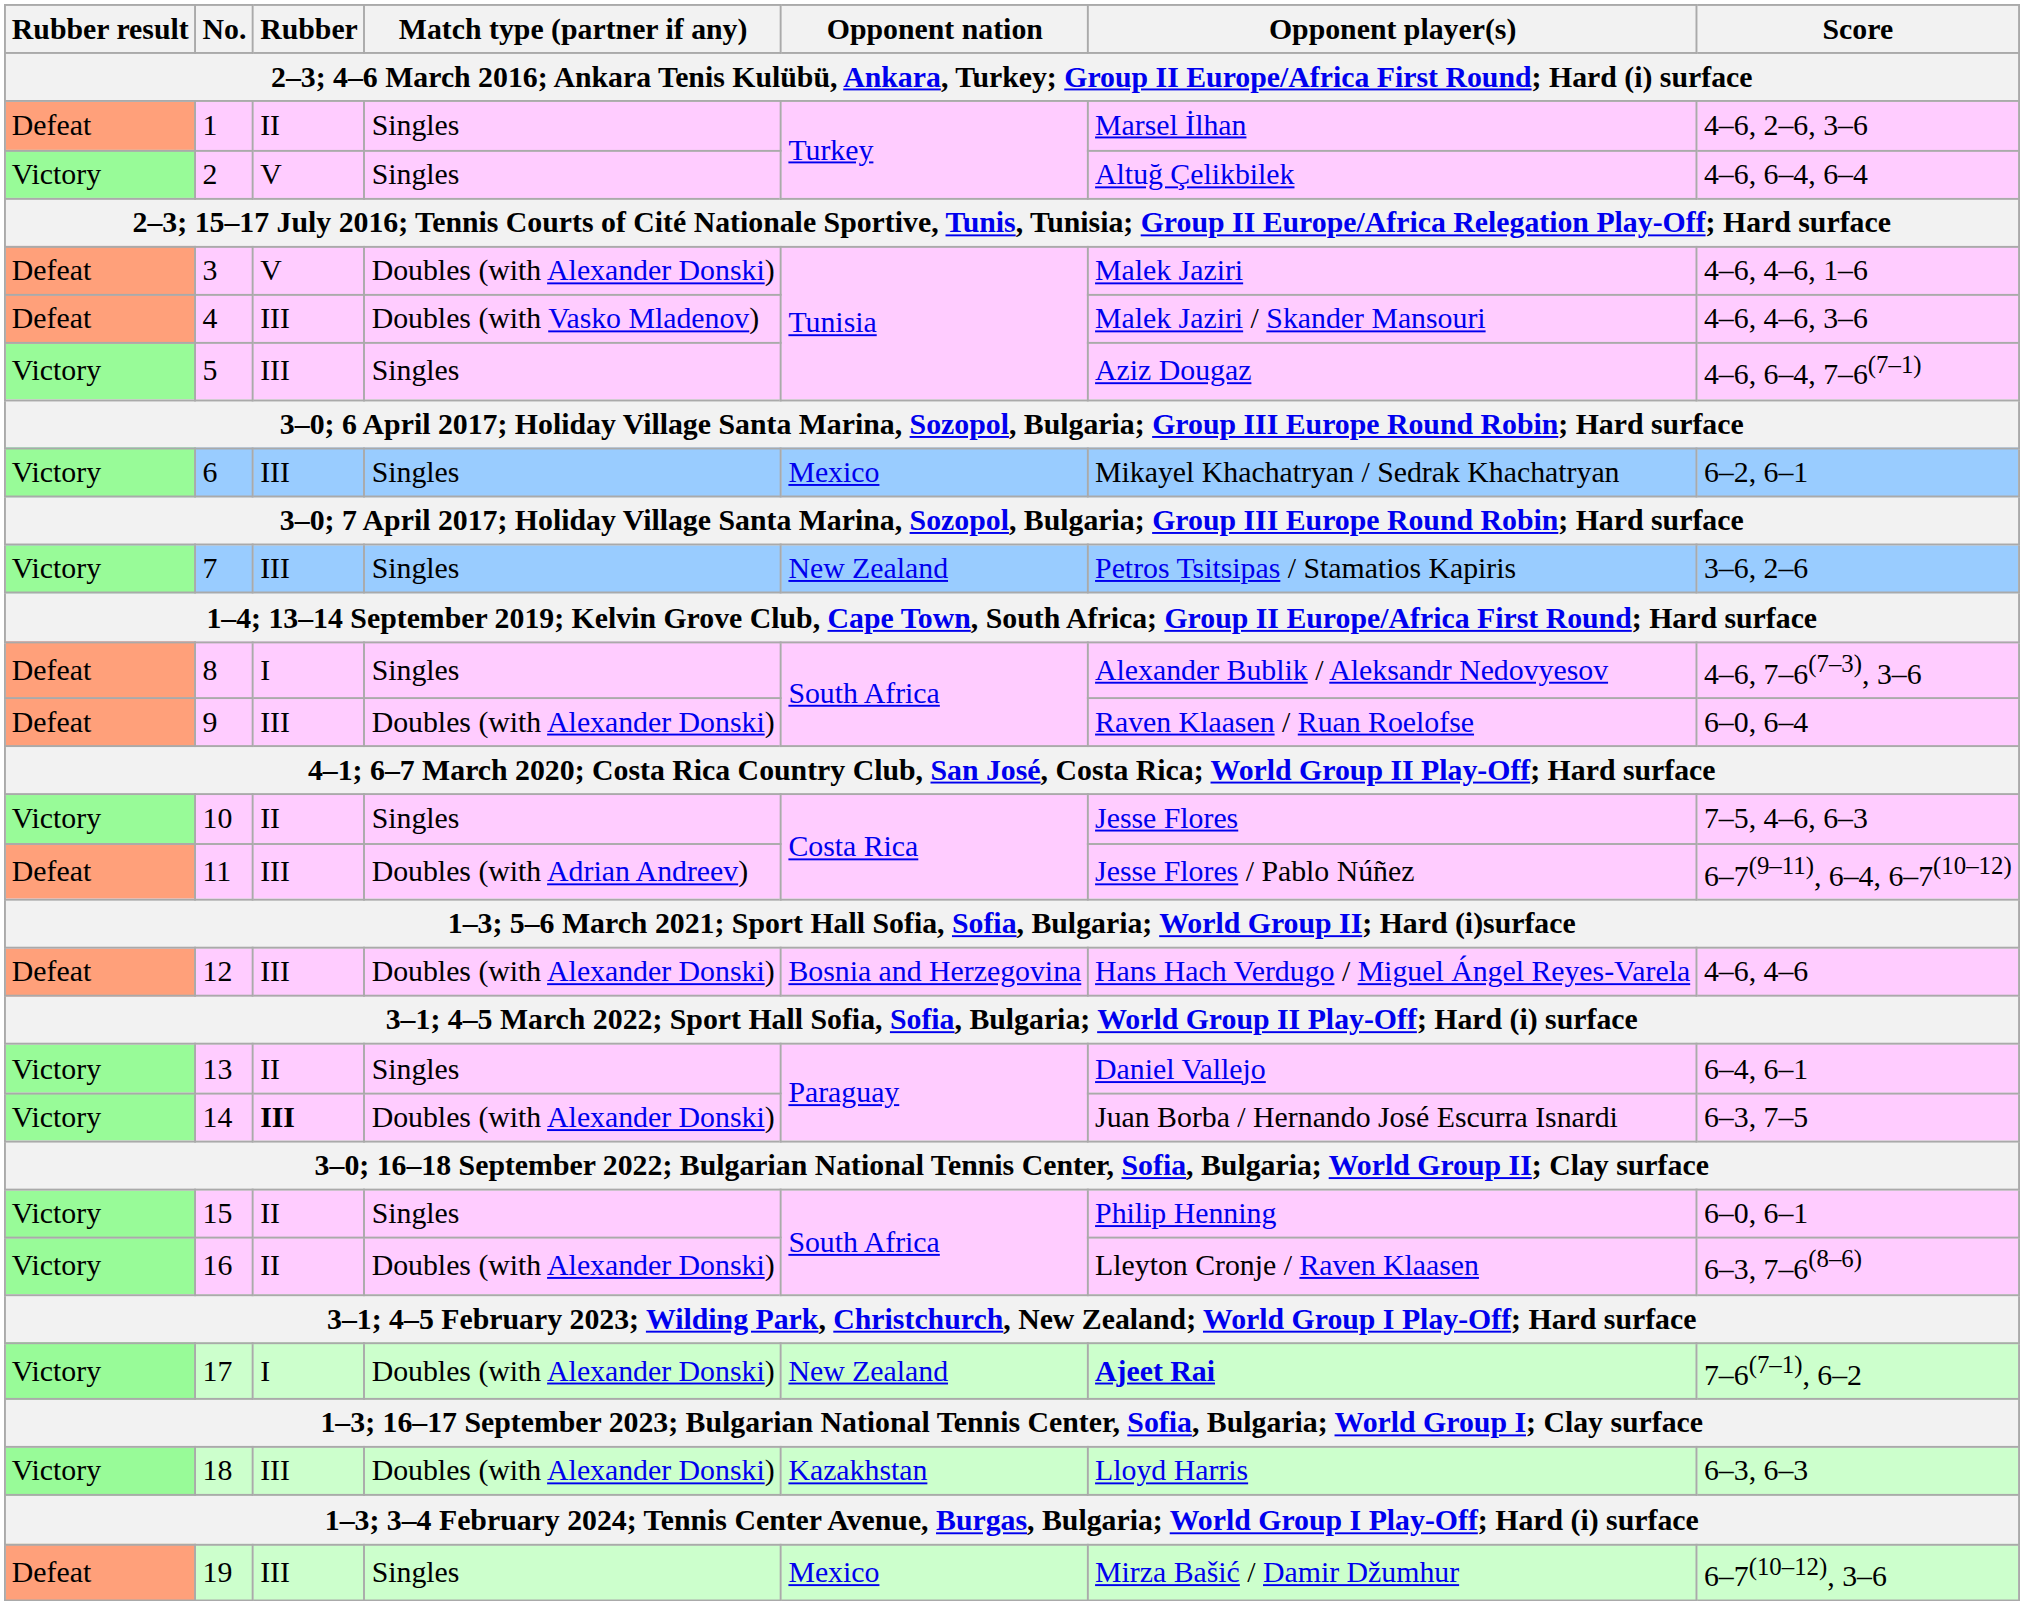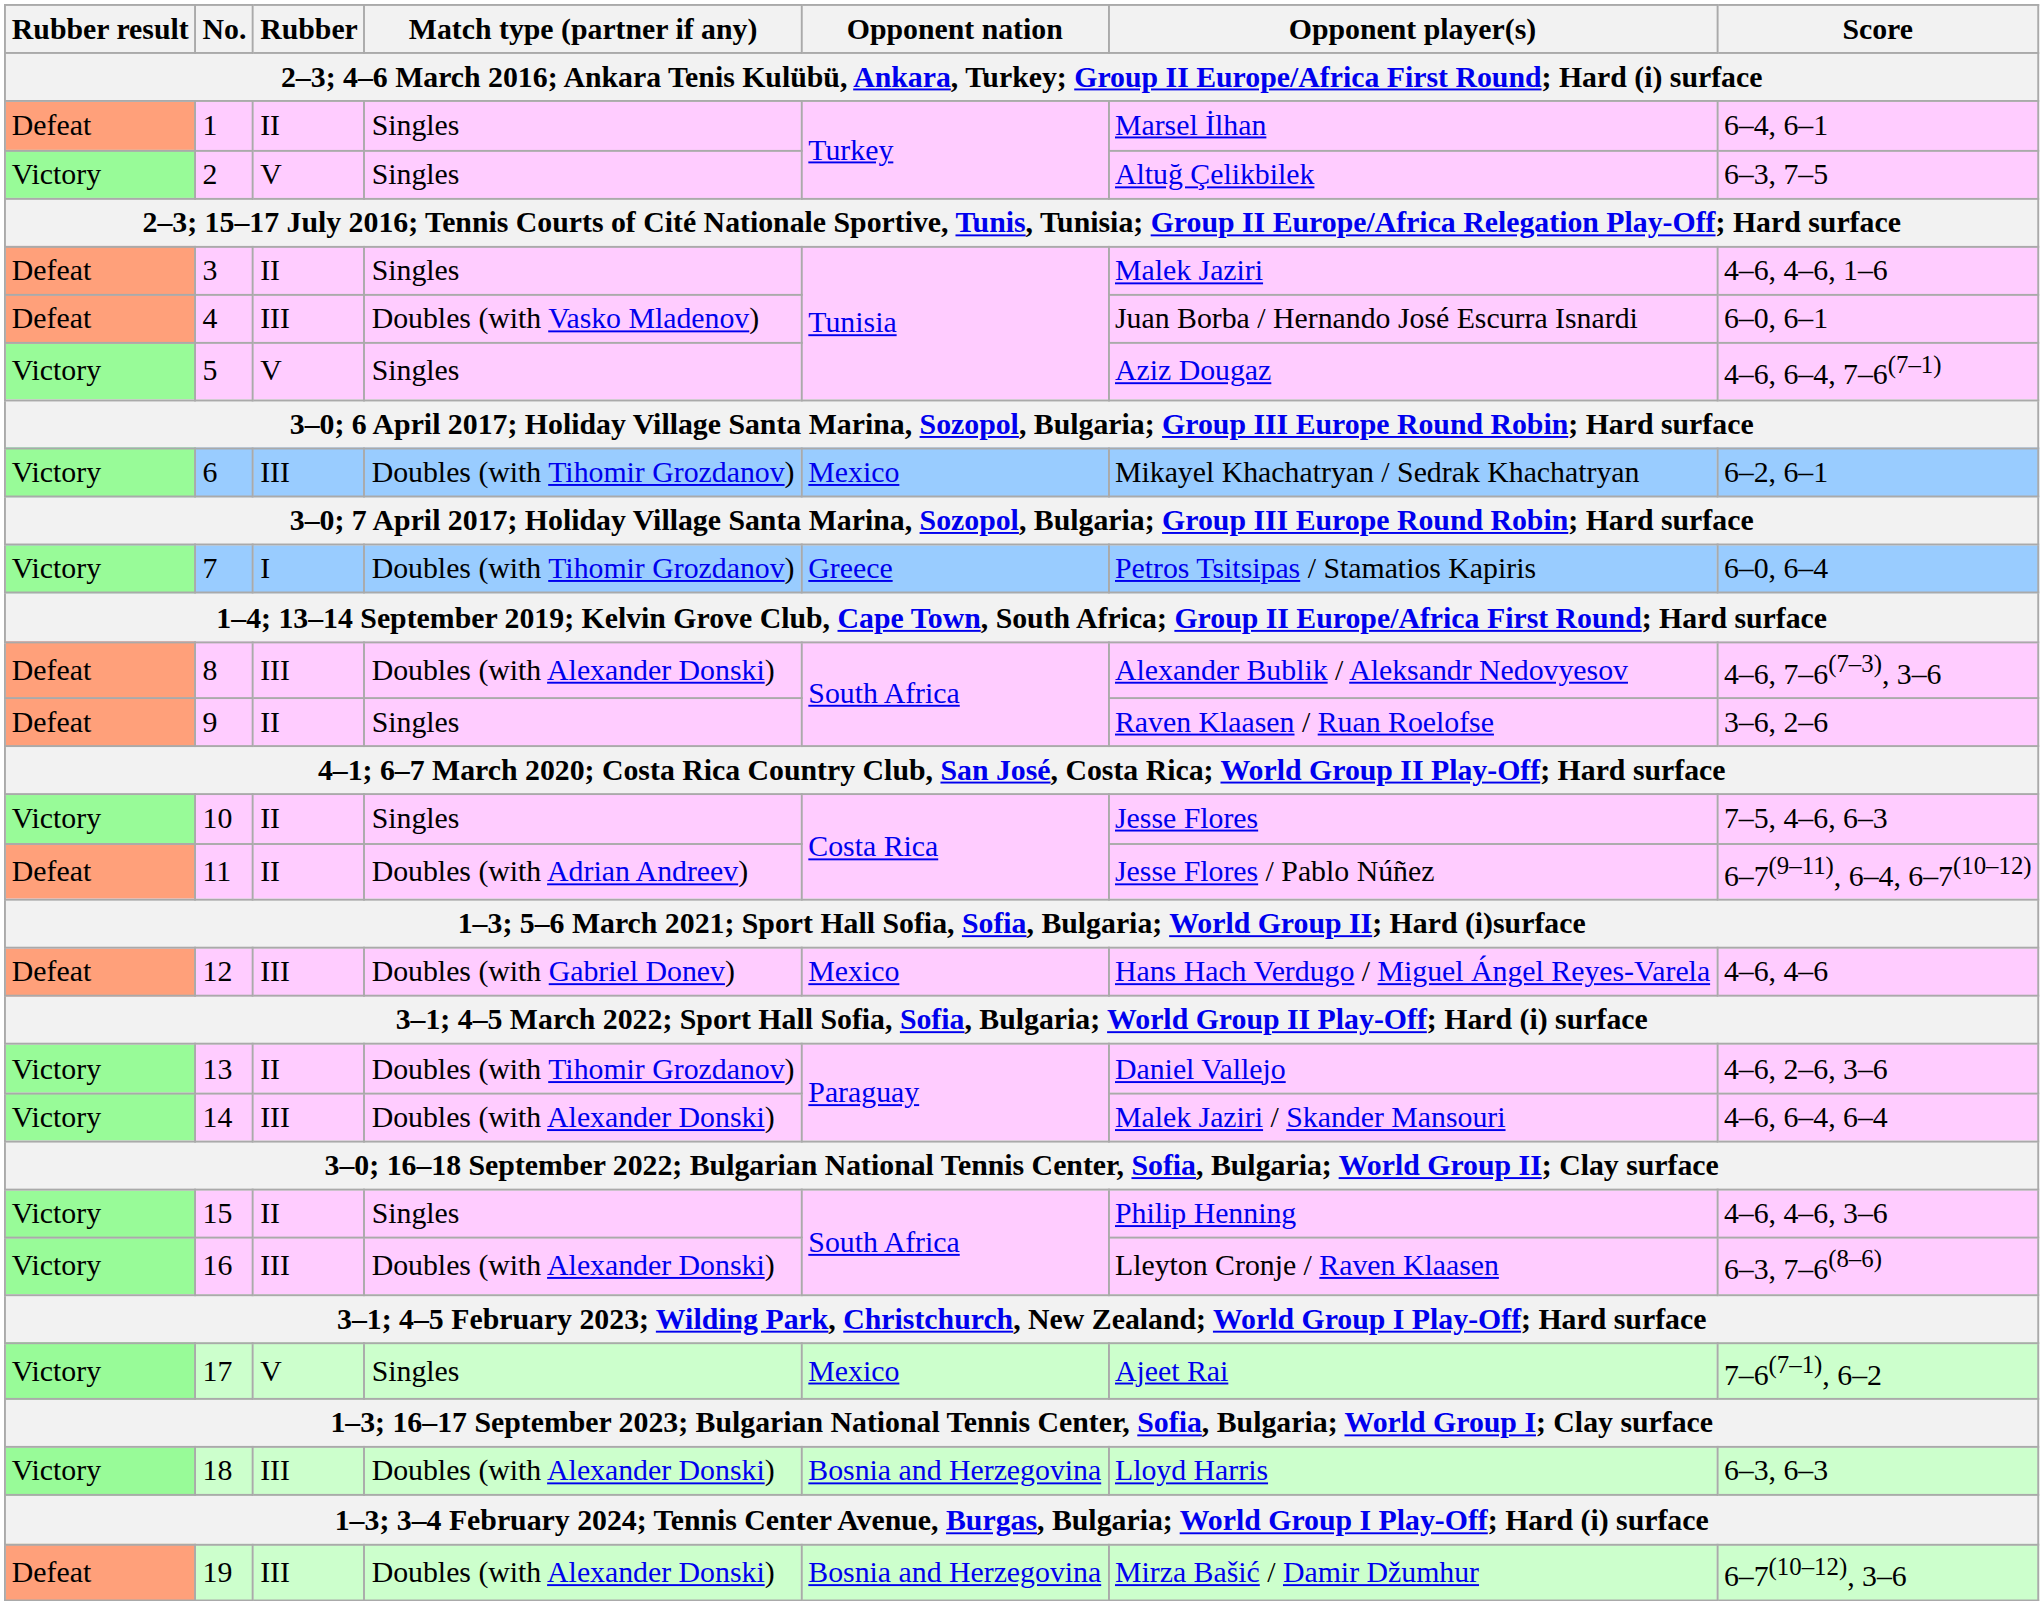(1786, 124) 4–6, 2–6, 3–6 -> (1776, 124) 6–4, 6–1
(1786, 173) 4–6, 6–4, 6–4 -> (1776, 173) 6–3, 7–5
(271, 269) V -> (270, 269) II
(573, 269) Doubles (with Alexander Donski) -> (416, 269) Singles
(1290, 318) Malek Jaziri / Skander Mansouri -> (1376, 318) Juan Borba / Hernando José Escurra Isnardi
(1786, 318) 4–6, 4–6, 3–6 -> (1776, 318) 6–0, 6–1
(275, 370) III -> (271, 370) V
(416, 471) Singles -> (583, 471) Doubles (with Tihomir Grozdanov)
(275, 568) III -> (265, 568) I
(416, 568) Singles -> (583, 568) Doubles (with Tihomir Grozdanov)
(868, 568) New Zealand -> (850, 568) Greece
(1756, 568) 3–6, 2–6 -> (1776, 568) 6–0, 6–4
(265, 668) I -> (275, 668) III
(416, 668) Singles -> (573, 668) Doubles (with Alexander Donski)
(275, 721) III -> (270, 721) II
(573, 721) Doubles (with Alexander Donski) -> (416, 721) Singles
(1756, 721) 6–0, 6–4 -> (1776, 721) 3–6, 2–6
(275, 870) III -> (270, 870) II
(573, 971) Doubles (with Alexander Donski) -> (553, 971) Doubles (with Gabriel Donev)
(935, 971) Bosnia and Herzegovina -> (854, 971) Mexico
(416, 1067) Singles -> (583, 1067) Doubles (with Tihomir Grozdanov)
(1756, 1067) 6–4, 6–1 -> (1806, 1067) 4–6, 2–6, 3–6
(278, 1116) bold -> (275, 1116) normal
(1356, 1116) Juan Borba / Hernando José Escurra Isnardi -> (1310, 1116) Malek Jaziri / Skander Mansouri
(1756, 1116) 6–3, 7–5 -> (1806, 1116) 4–6, 6–4, 6–4
(1756, 1212) 6–0, 6–1 -> (1806, 1212) 4–6, 4–6, 3–6
(270, 1265) II -> (275, 1265) III
(265, 1369) I -> (271, 1369) V
(573, 1369) Doubles (with Alexander Donski) -> (416, 1369) Singles
(868, 1369) New Zealand -> (854, 1369) Mexico
(1155, 1369) bold -> (1172, 1369) normal
(858, 1470) Kazakhstan -> (955, 1470) Bosnia and Herzegovina
(416, 1571) Singles -> (573, 1571) Doubles (with Alexander Donski)
(834, 1571) Mexico -> (955, 1571) Bosnia and Herzegovina
